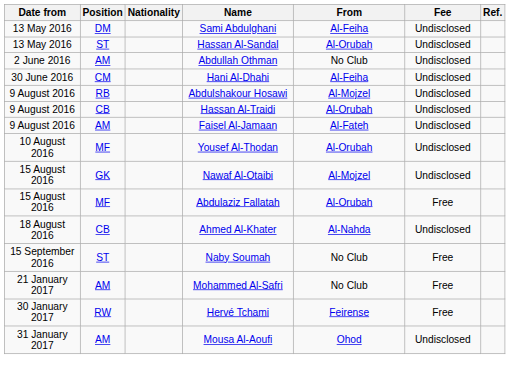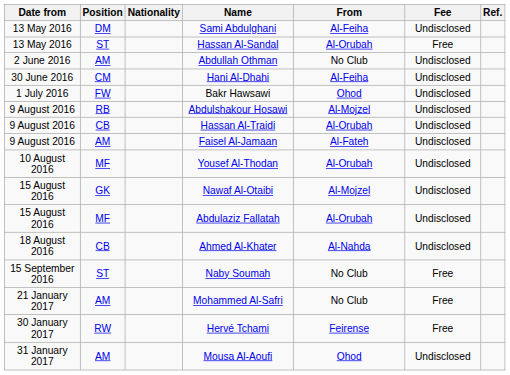(443, 45) Undisclosed -> (443, 45) Free
+ row: (238, 94)
(443, 203) Free -> (443, 219) Undisclosed
